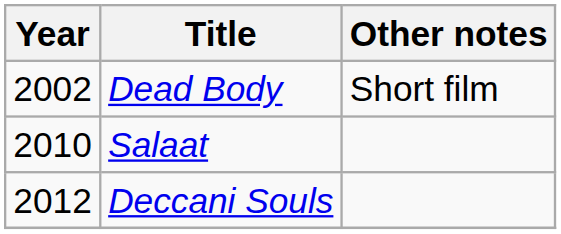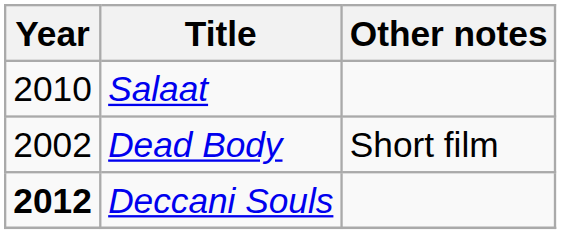rows swapped: (195, 89) <-> (158, 145)
(53, 201) normal -> (53, 201) bold
